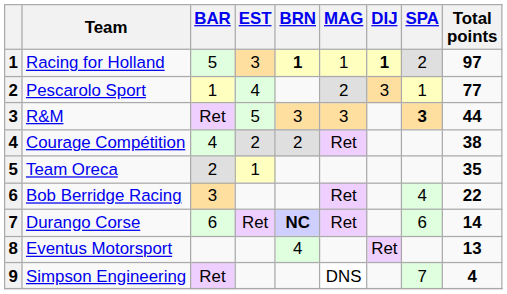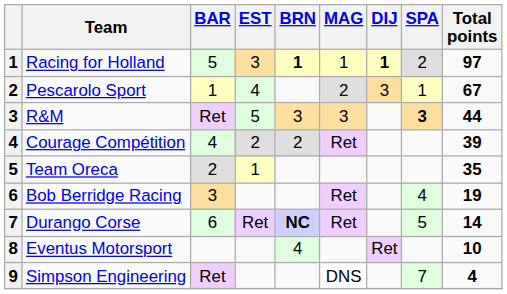(472, 89) 77 -> (472, 89) 67
(472, 142) 38 -> (472, 142) 39
(472, 196) 22 -> (472, 196) 19
(422, 222) 6 -> (422, 222) 5
(472, 249) 13 -> (472, 249) 10
